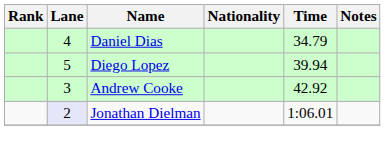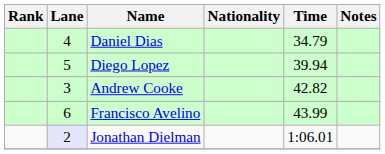(310, 88) 42.92 -> (310, 88) 42.82
+ row: (145, 112)
